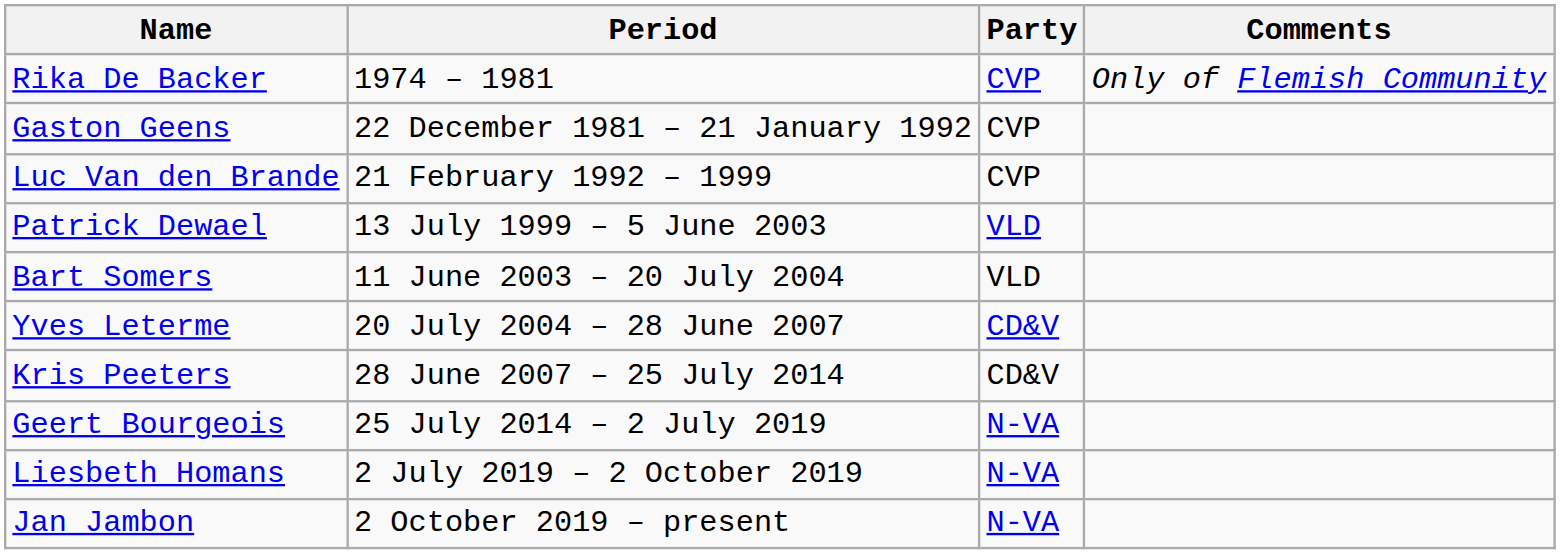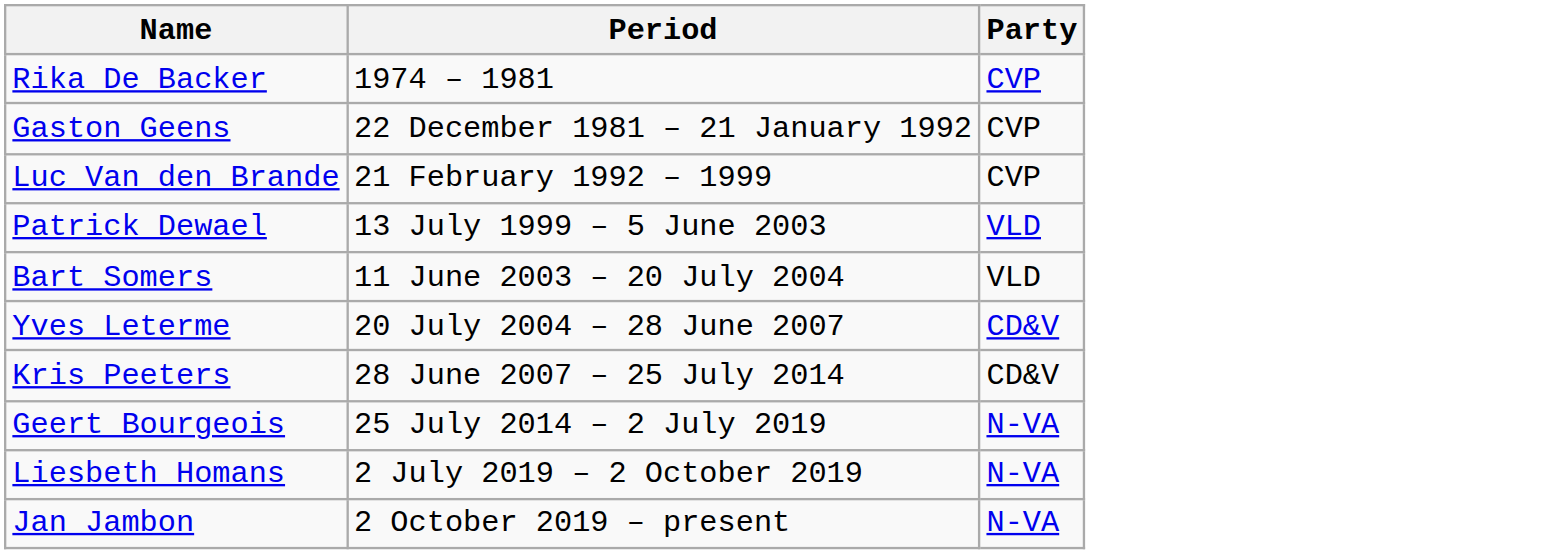- column: (1319, 30)
